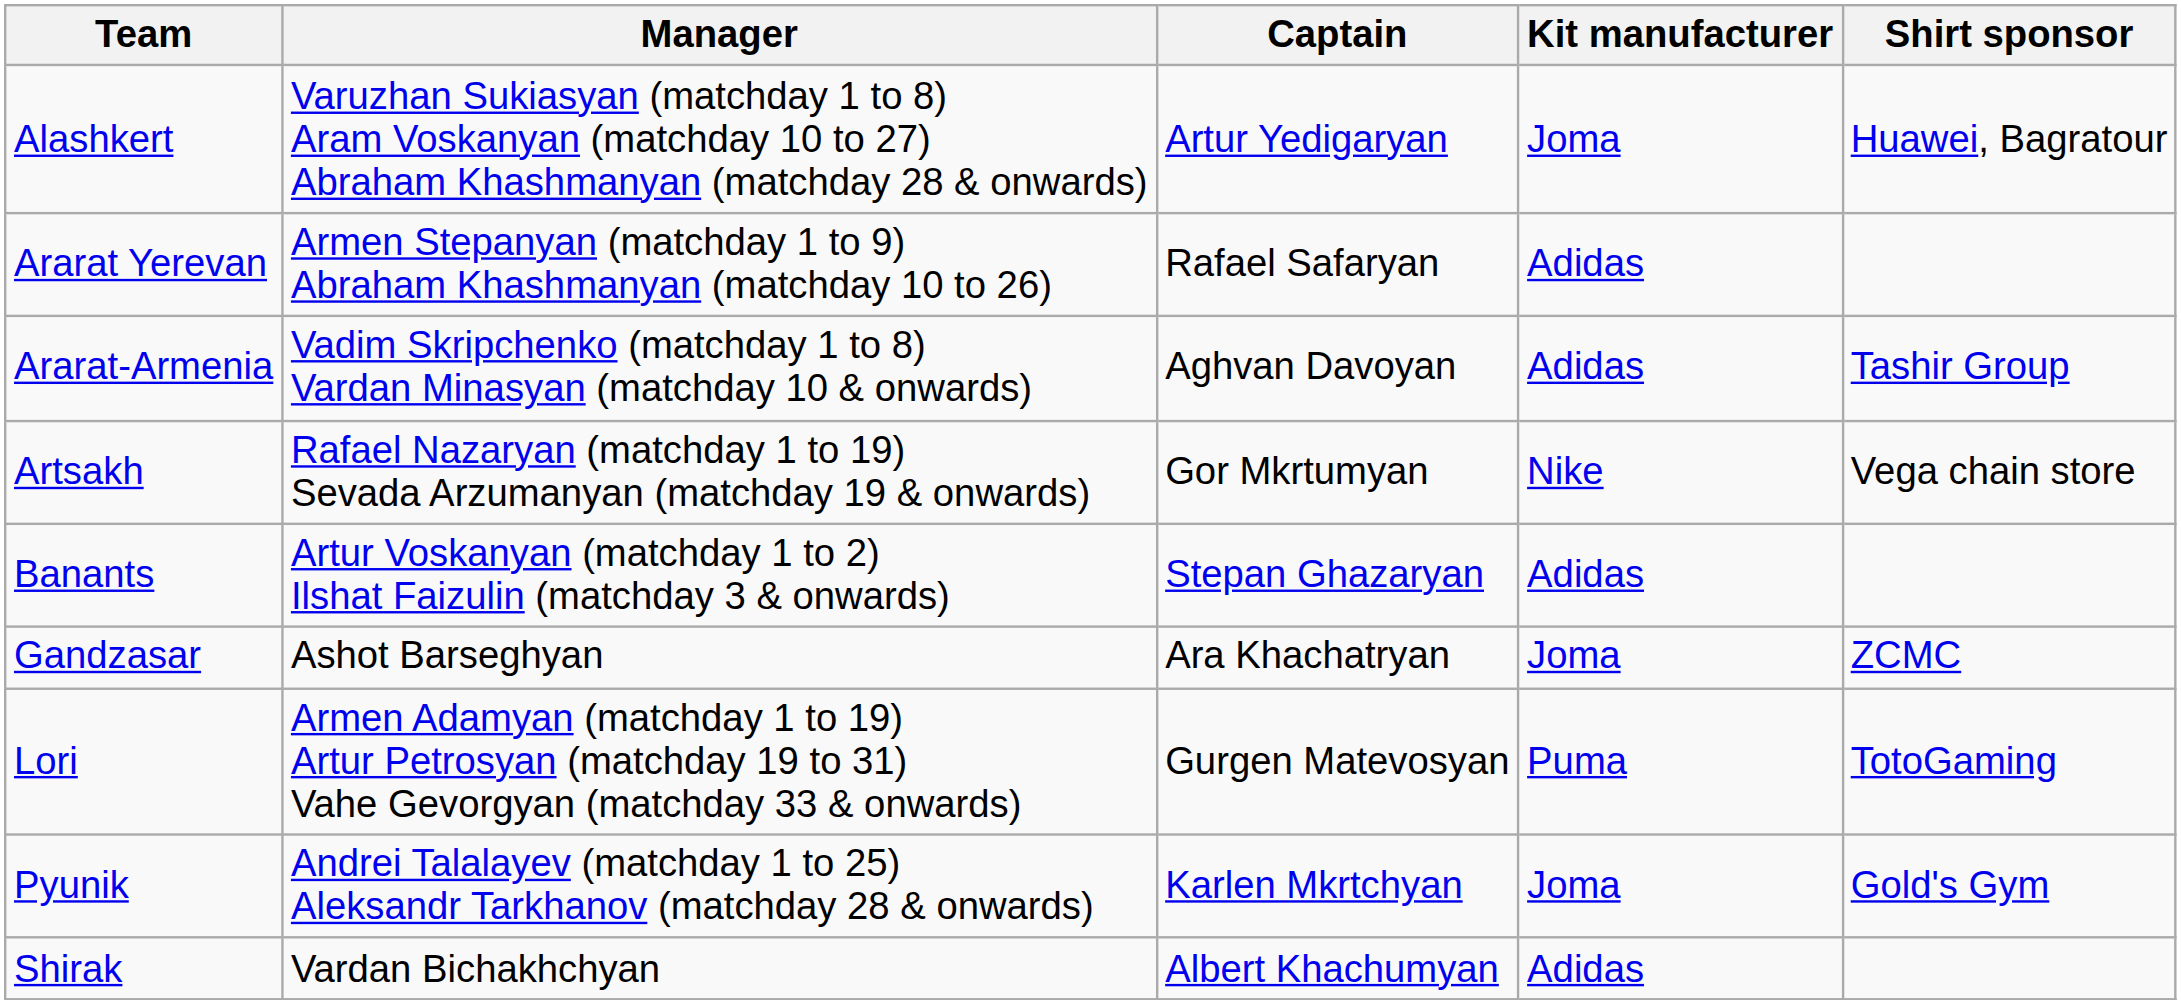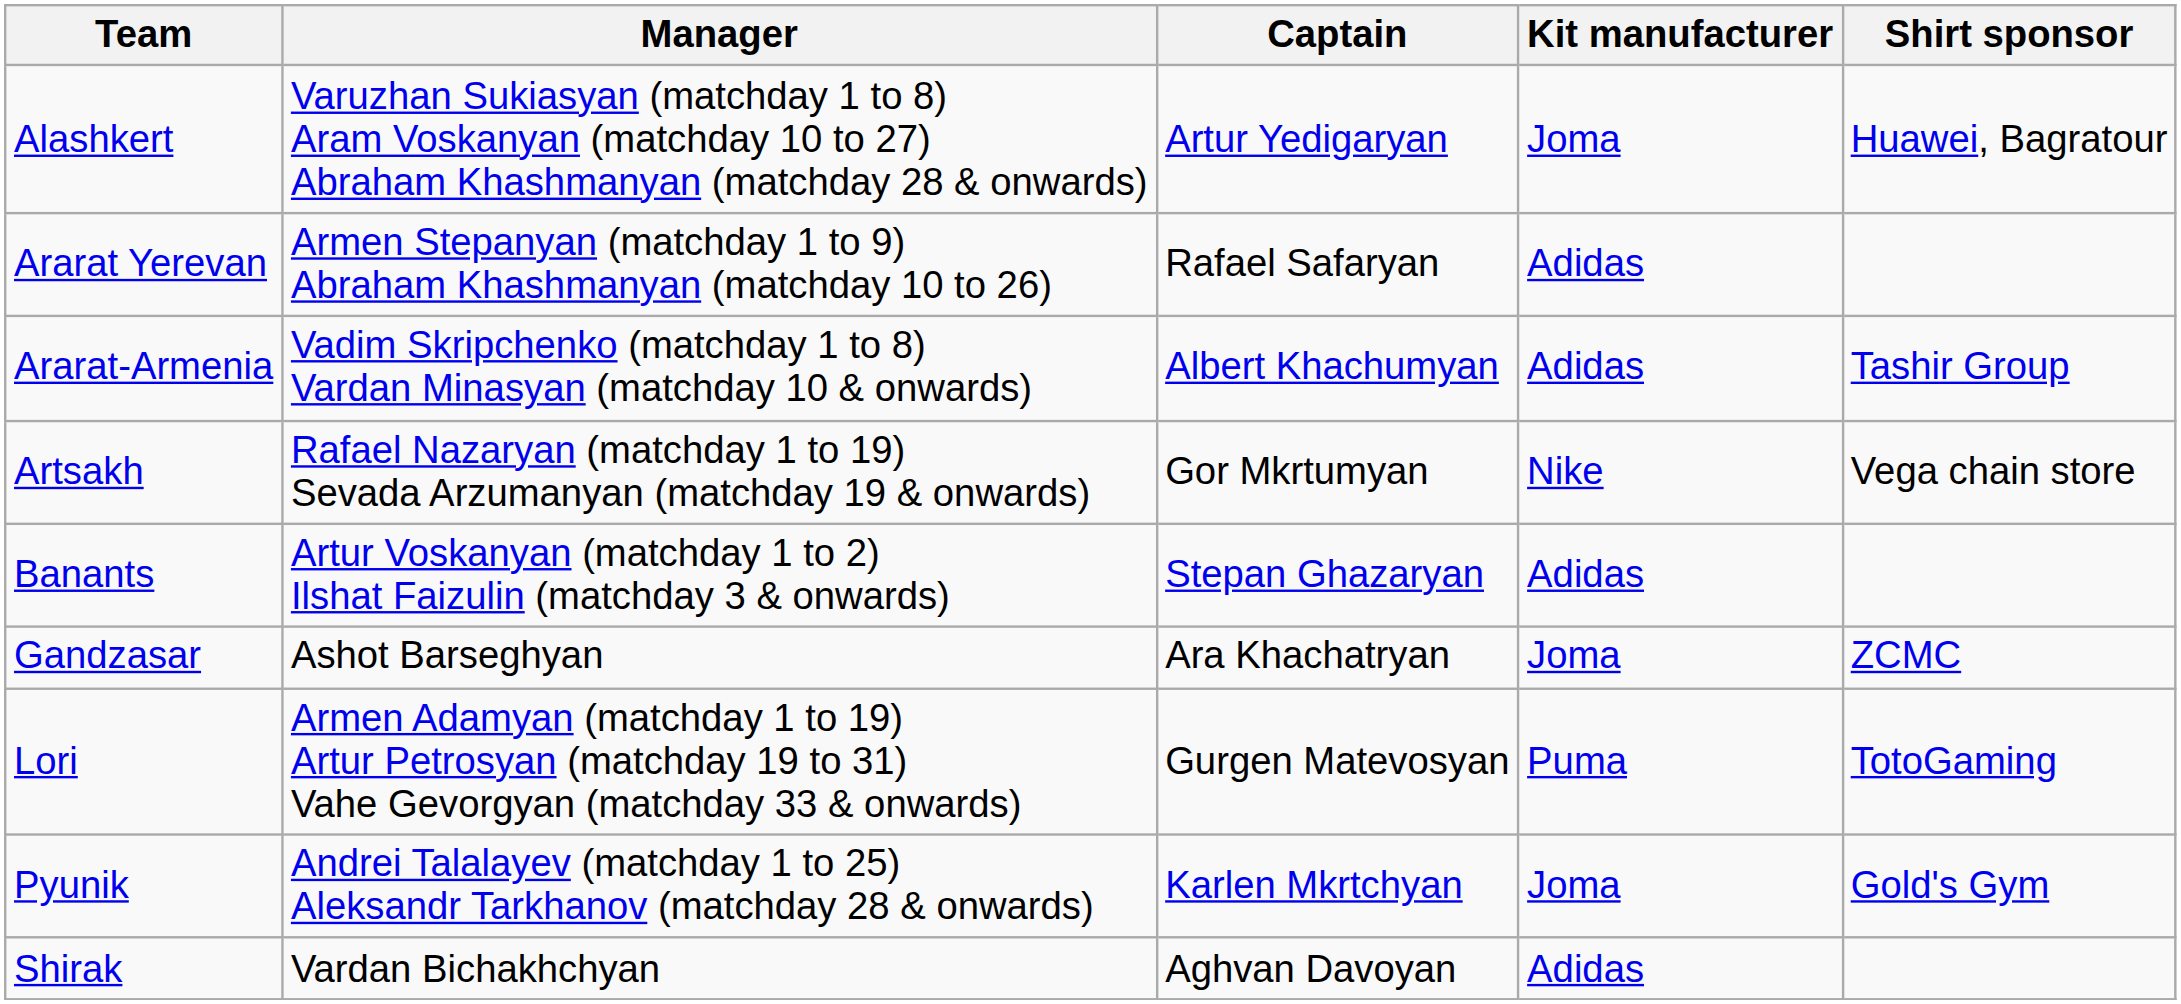(1311, 367) Aghvan Davoyan -> (1332, 367) Albert Khachumyan
(1332, 967) Albert Khachumyan -> (1311, 967) Aghvan Davoyan
